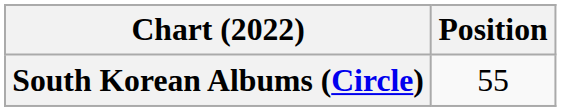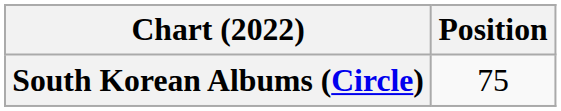(493, 79) 55 -> (493, 79) 75
